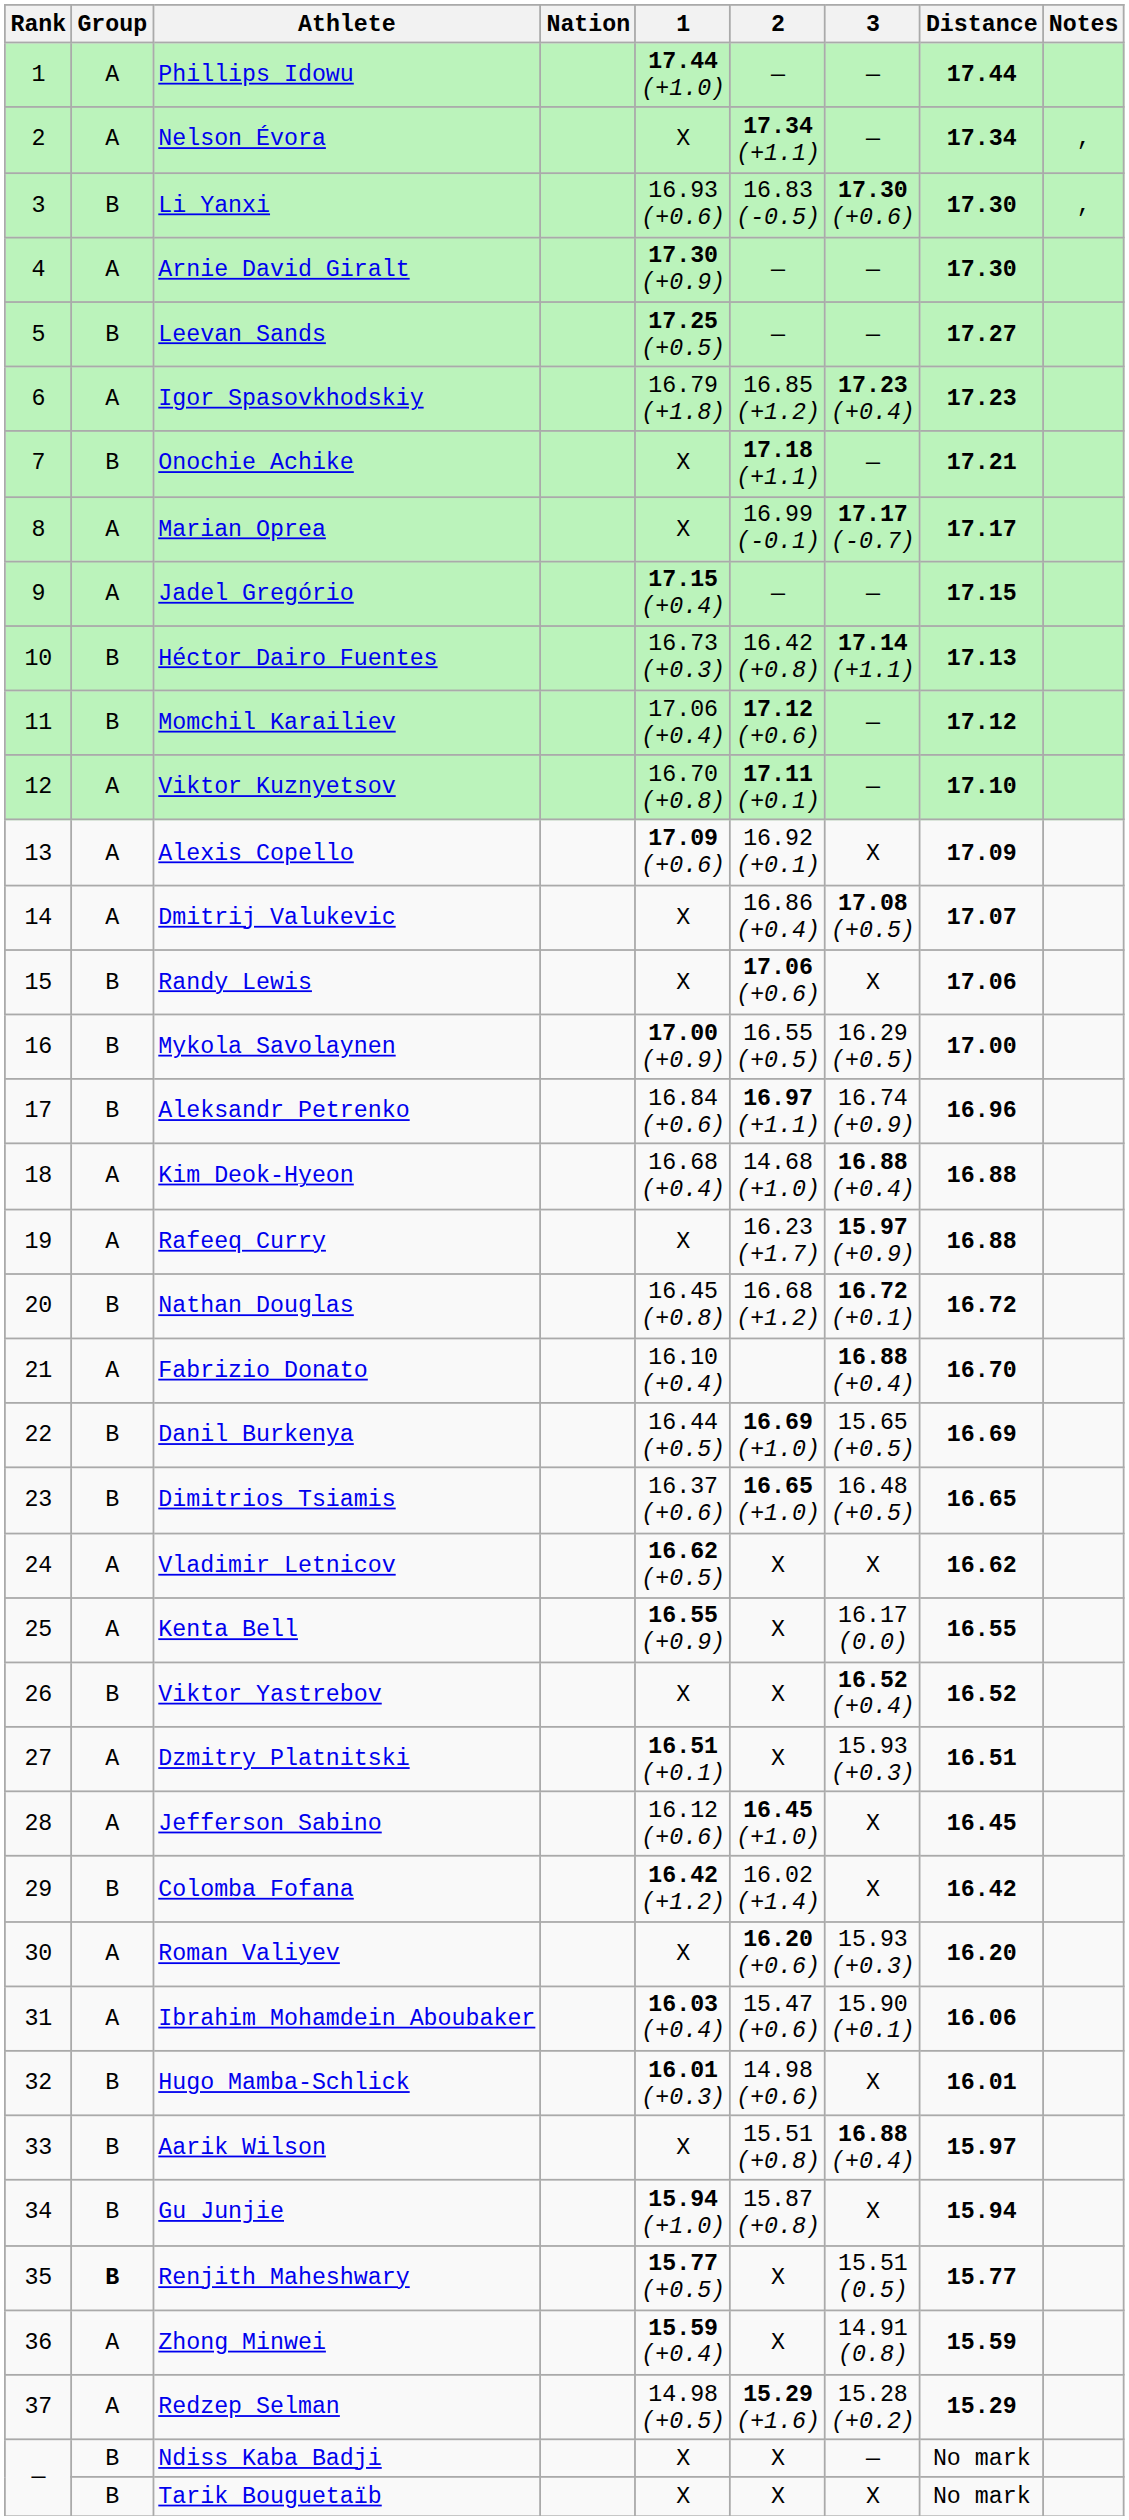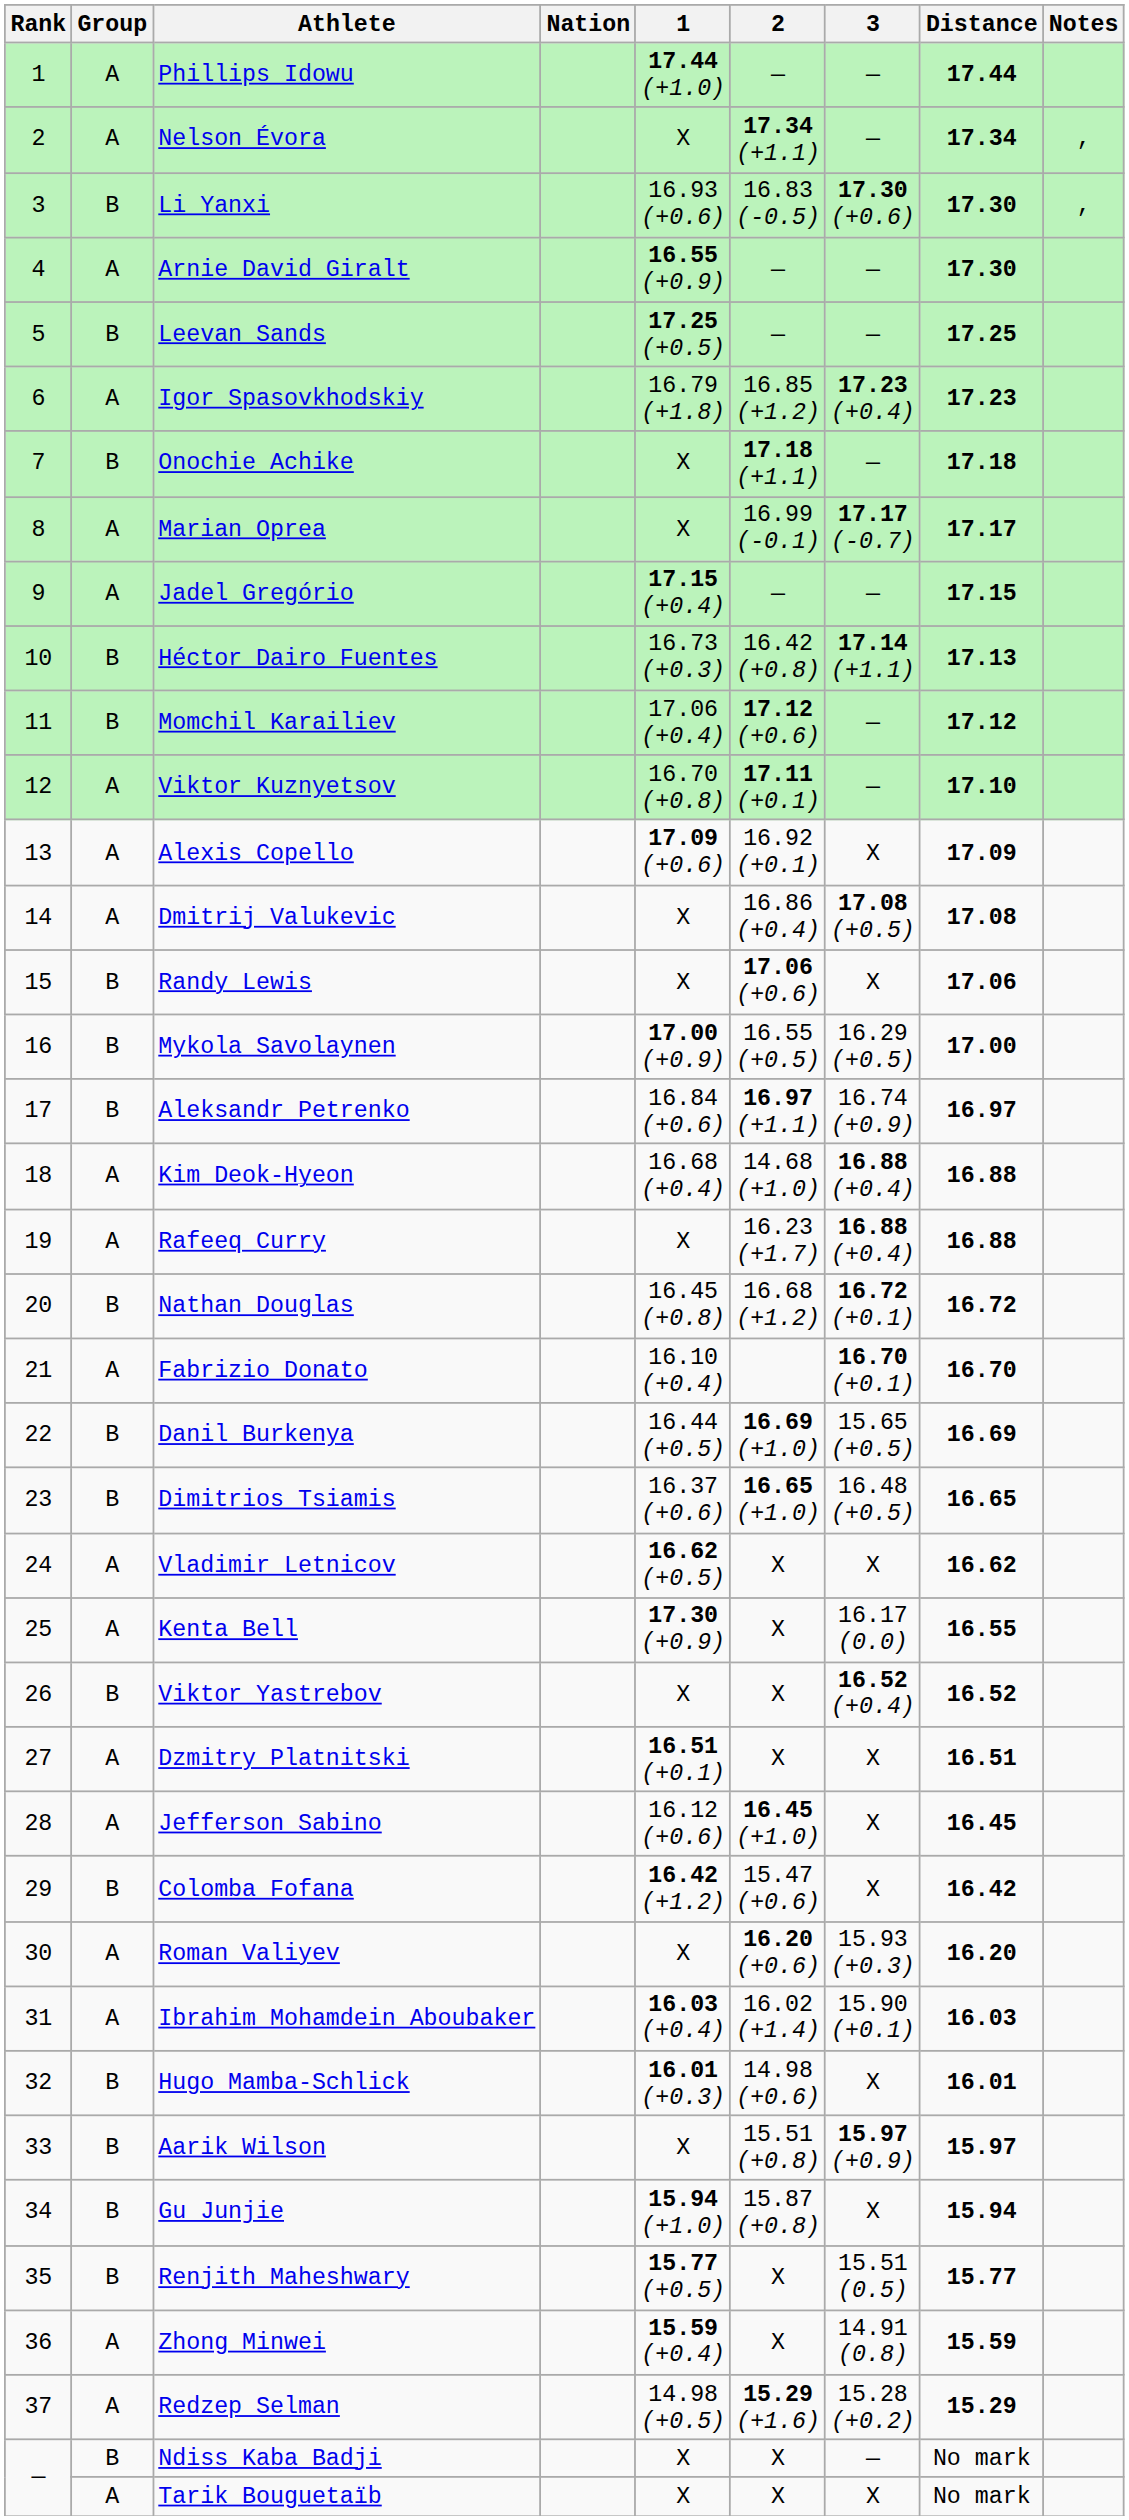(683, 270) 17.30 (+0.9) -> (683, 270) 16.55 (+0.9)
(982, 334) 17.27 -> (982, 334) 17.25
(982, 464) 17.21 -> (982, 464) 17.18
(982, 917) 17.07 -> (982, 917) 17.08
(982, 1112) 16.96 -> (982, 1112) 16.97
(873, 1241) 15.97 (+0.9) -> (873, 1241) 16.88 (+0.4)
(873, 1371) 16.88 (+0.4) -> (873, 1371) 16.70 (+0.1)
(683, 1630) 16.55 (+0.9) -> (683, 1630) 17.30 (+0.9)
(873, 1759) 15.93 (+0.3) -> (873, 1759) X
(778, 1889) 16.02 (+1.4) -> (778, 1889) 15.47 (+0.6)
(778, 2018) 15.47 (+0.6) -> (778, 2018) 16.02 (+1.4)
(982, 2018) 16.06 -> (982, 2018) 16.03
(873, 2148) 16.88 (+0.4) -> (873, 2148) 15.97 (+0.9)
(112, 2278) bold -> (112, 2278) normal
(112, 2496) B -> (112, 2496) A
